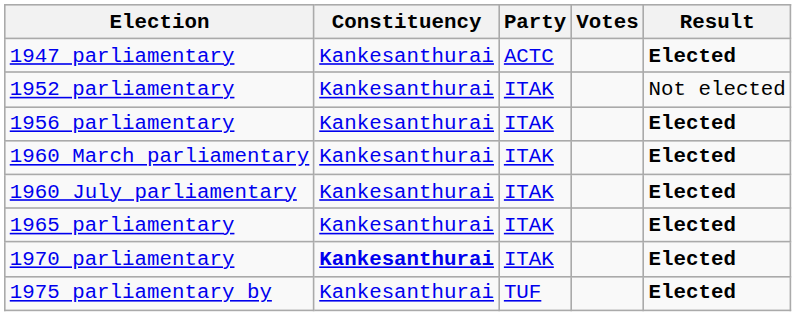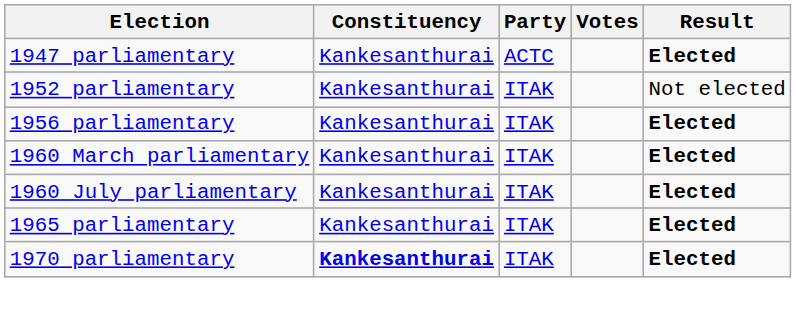- row: (141, 293)
